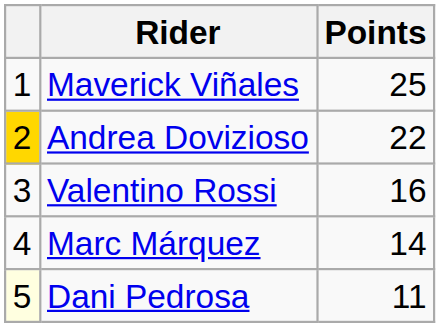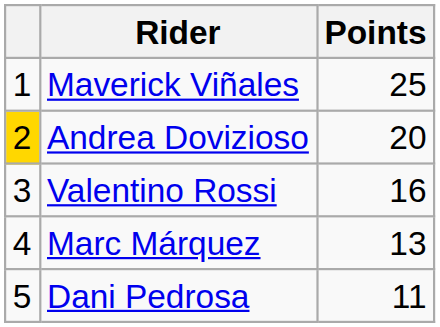(408, 138) 22 -> (408, 138) 20
(408, 244) 14 -> (408, 244) 13
(22, 296) lightyellow background -> (22, 296) no background
